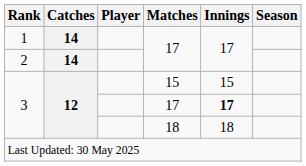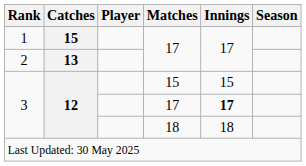(71, 37) 14 -> (71, 37) 15
(71, 60) 14 -> (71, 60) 13
